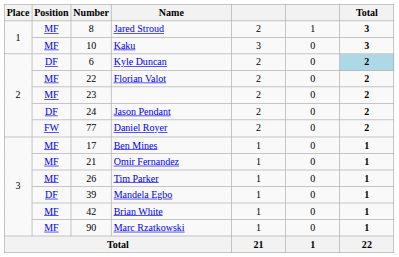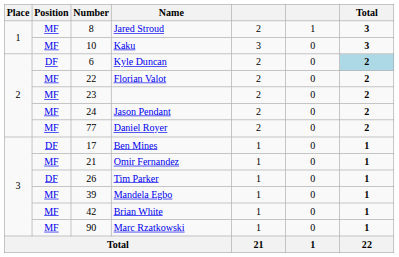(51, 112) DF -> (51, 112) MF
(51, 128) FW -> (51, 128) MF
(51, 145) MF -> (51, 145) DF
(51, 178) MF -> (51, 178) DF
(51, 194) DF -> (51, 194) MF
